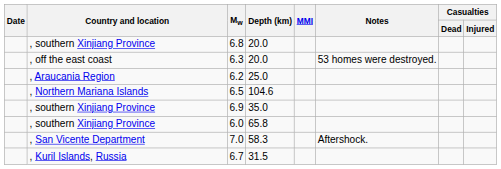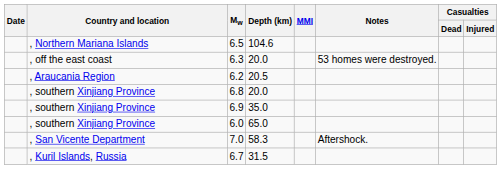rows swapped: (237, 44) <-> (237, 92)
(258, 76) 25.0 -> (258, 76) 20.5
(258, 124) 65.8 -> (258, 124) 65.0
